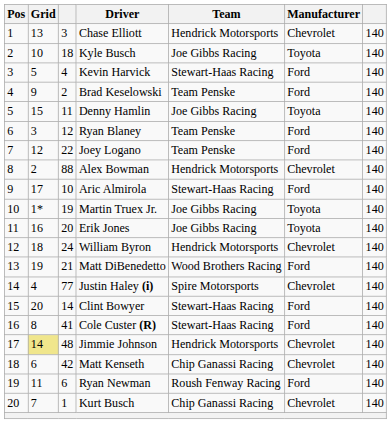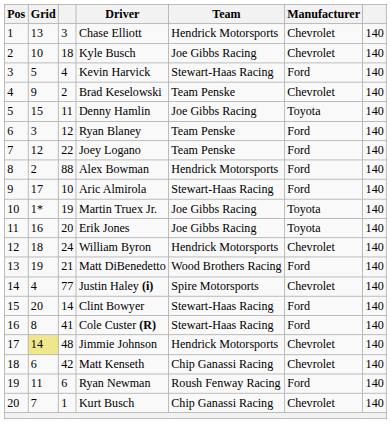(304, 52) Toyota -> (311, 52) Chevrolet
(299, 91) Ford -> (311, 91) Chevrolet
(311, 169) Chevrolet -> (299, 169) Ford
